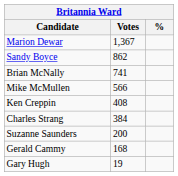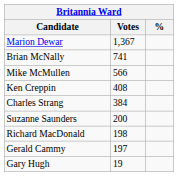- row: (32, 57)
+ row: (46, 133)
(120, 149) 168 -> (120, 149) 197
